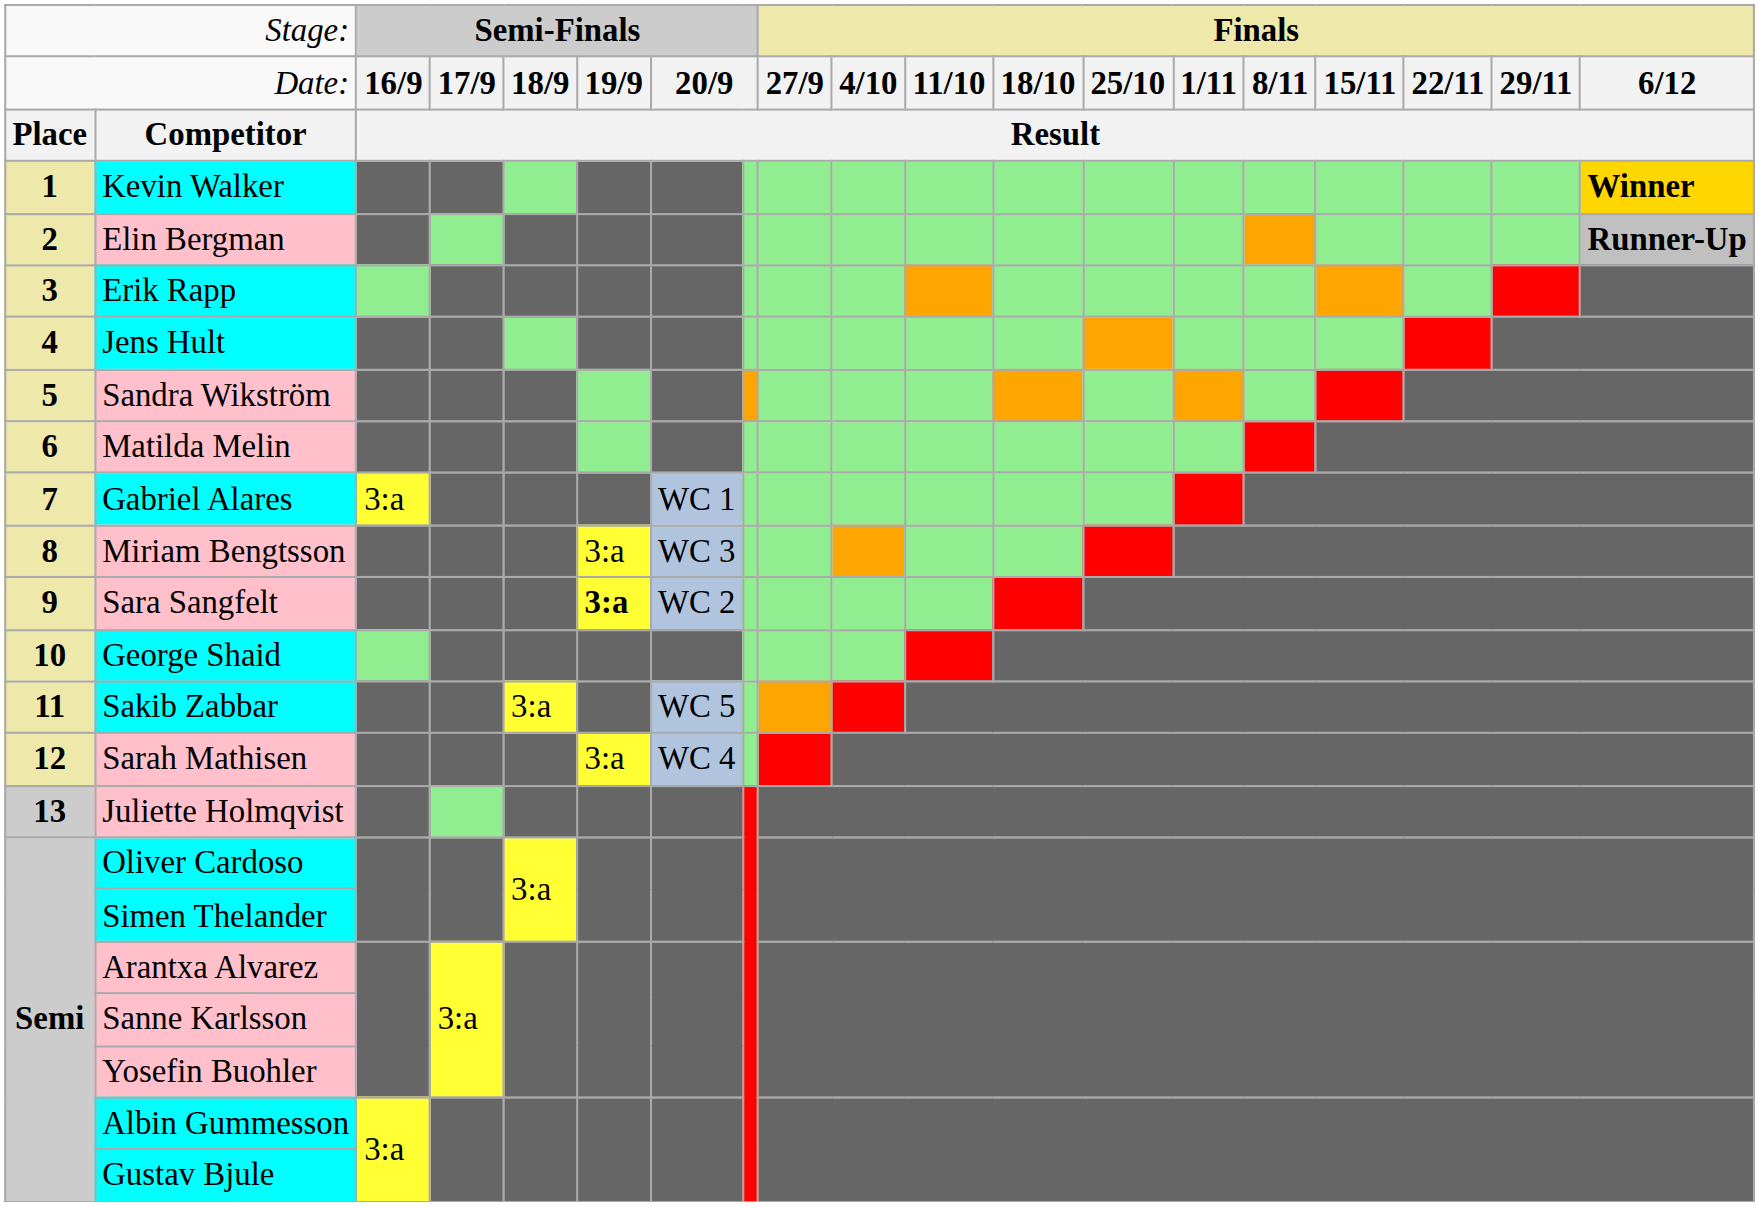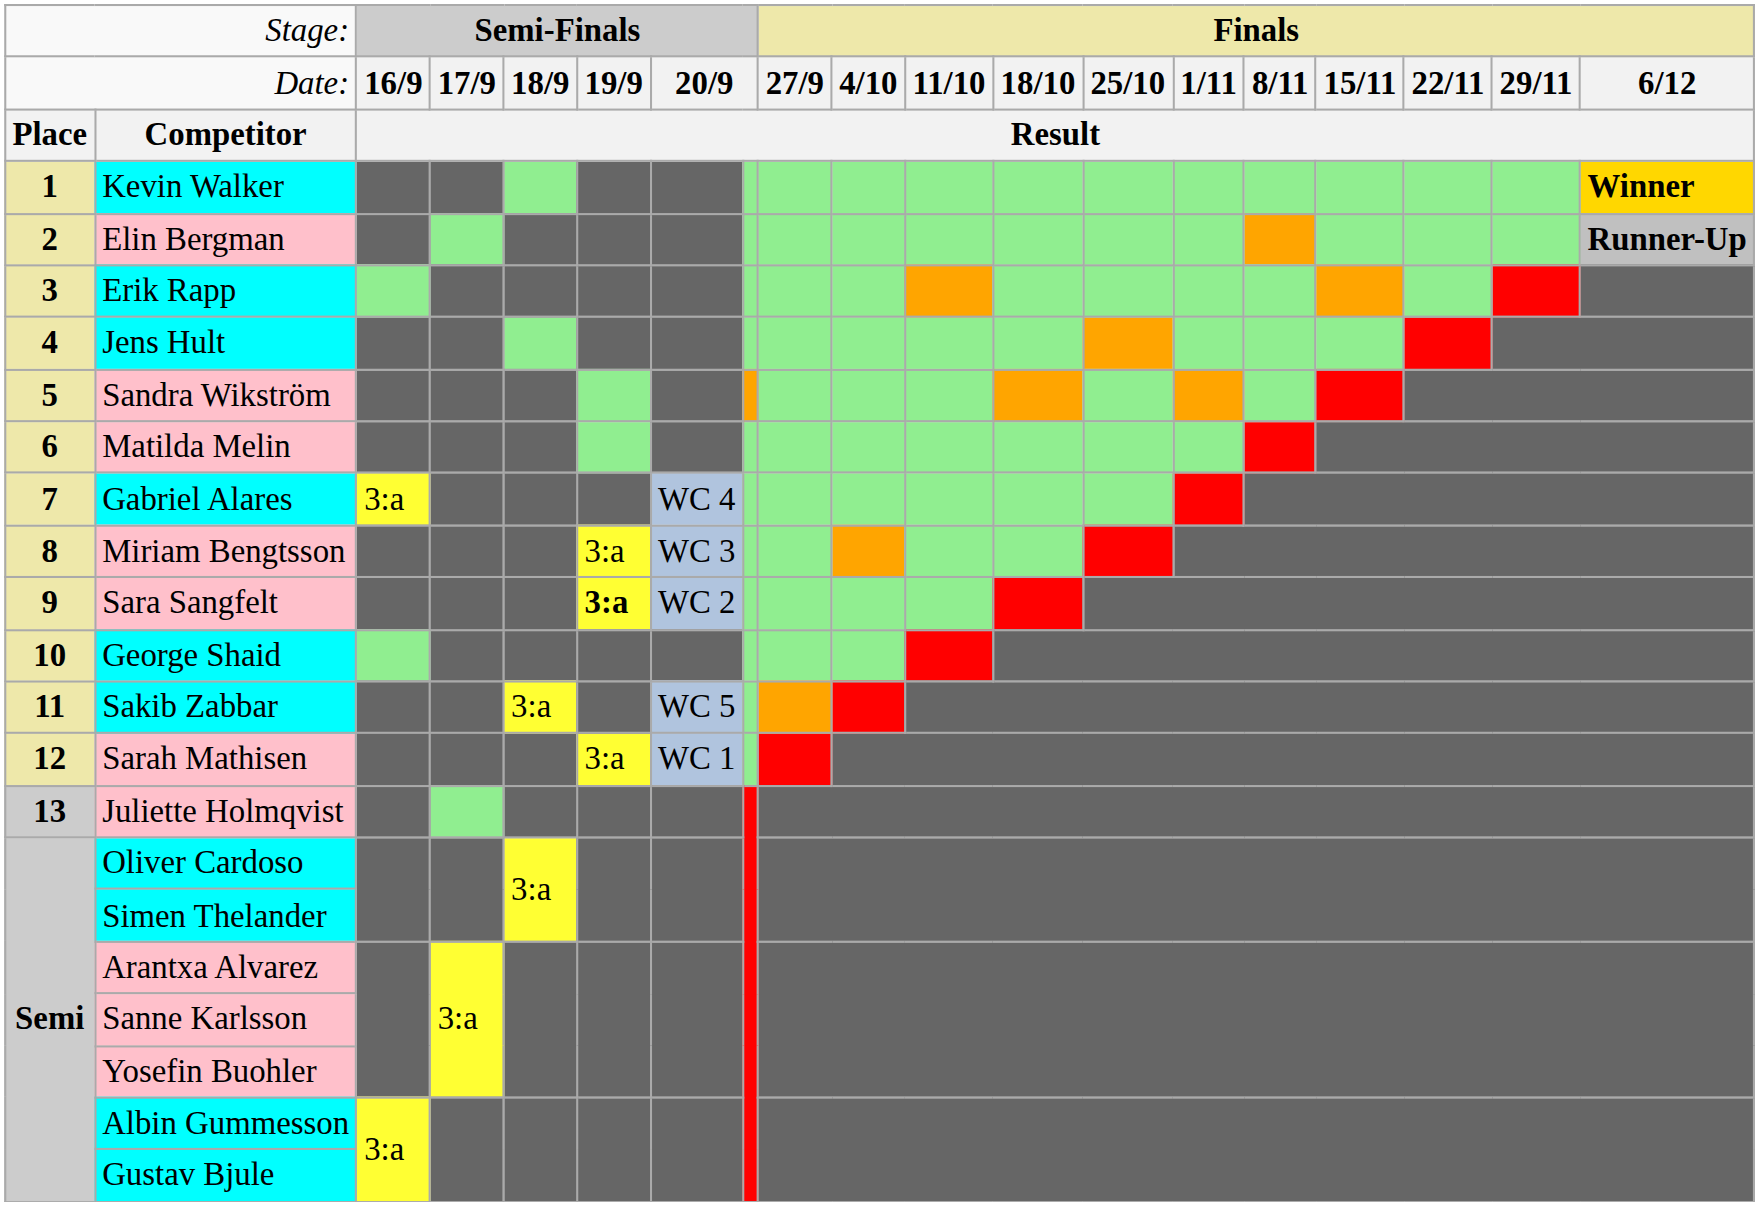(697, 498) WC 1 -> (697, 498) WC 4
(697, 758) WC 4 -> (697, 758) WC 1
